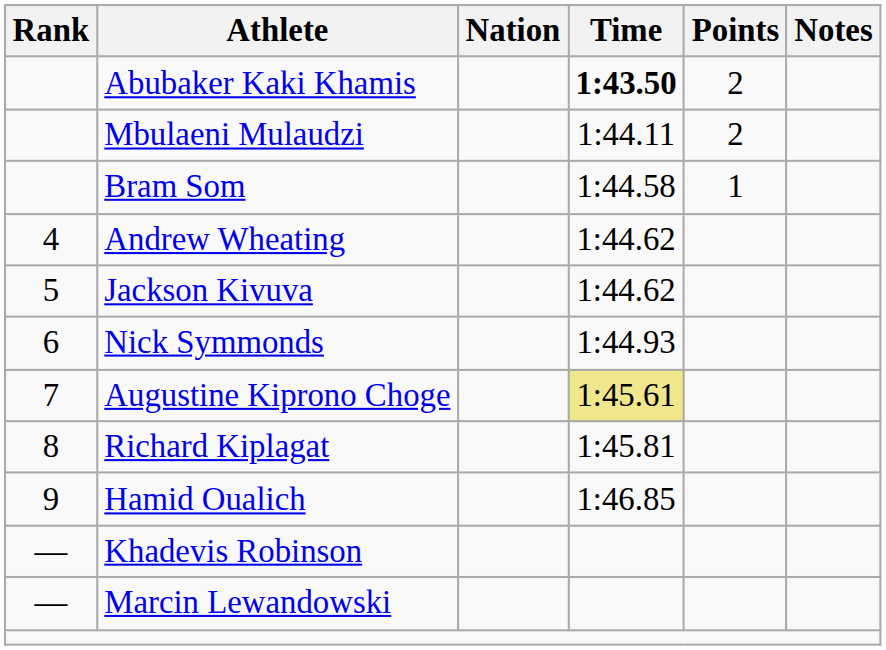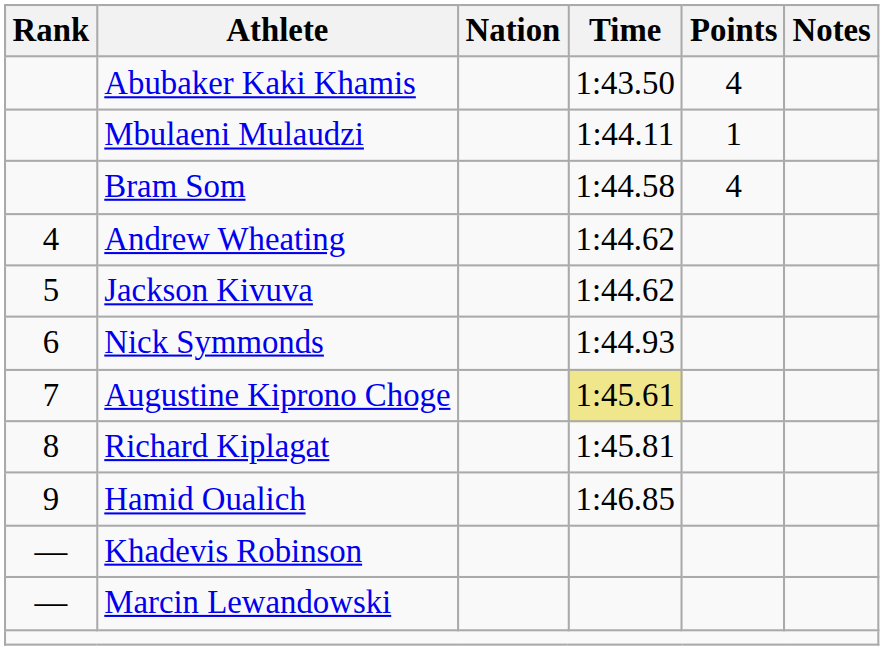(626, 82) bold -> (625, 82) normal
(735, 82) 2 -> (734, 82) 4
(735, 134) 2 -> (734, 134) 1
(735, 186) 1 -> (734, 186) 4
